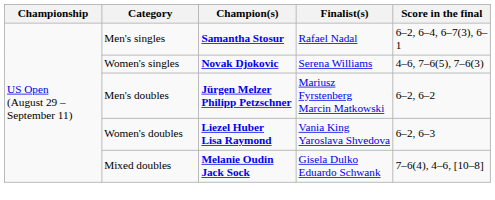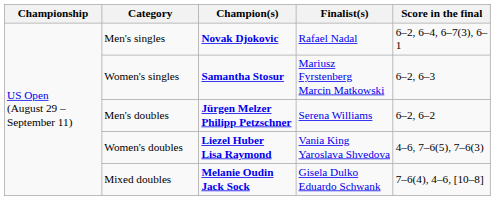(243, 39) Samantha Stosur -> (240, 39) Novak Djokovic
(240, 64) Novak Djokovic -> (243, 77) Samantha Stosur
(335, 64) Serena Williams -> (341, 77) Mariusz Fyrstenberg Marcin Matkowski
(440, 64) 4–6, 7–6(5), 7–6(3) -> (415, 77) 6–2, 6–3
(341, 96) Mariusz Fyrstenberg Marcin Matkowski -> (335, 116) Serena Williams
(415, 134) 6–2, 6–3 -> (440, 147) 4–6, 7–6(5), 7–6(3)
